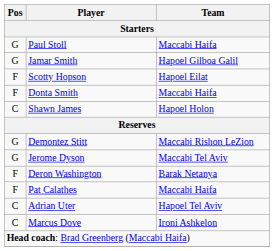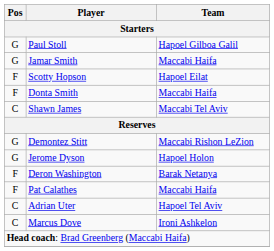(188, 45) Maccabi Haifa -> (198, 45) Hapoel Gilboa Galil
(198, 61) Hapoel Gilboa Galil -> (188, 61) Maccabi Haifa
(186, 109) Hapoel Holon -> (193, 109) Maccabi Tel Aviv
(193, 158) Maccabi Tel Aviv -> (186, 158) Hapoel Holon
